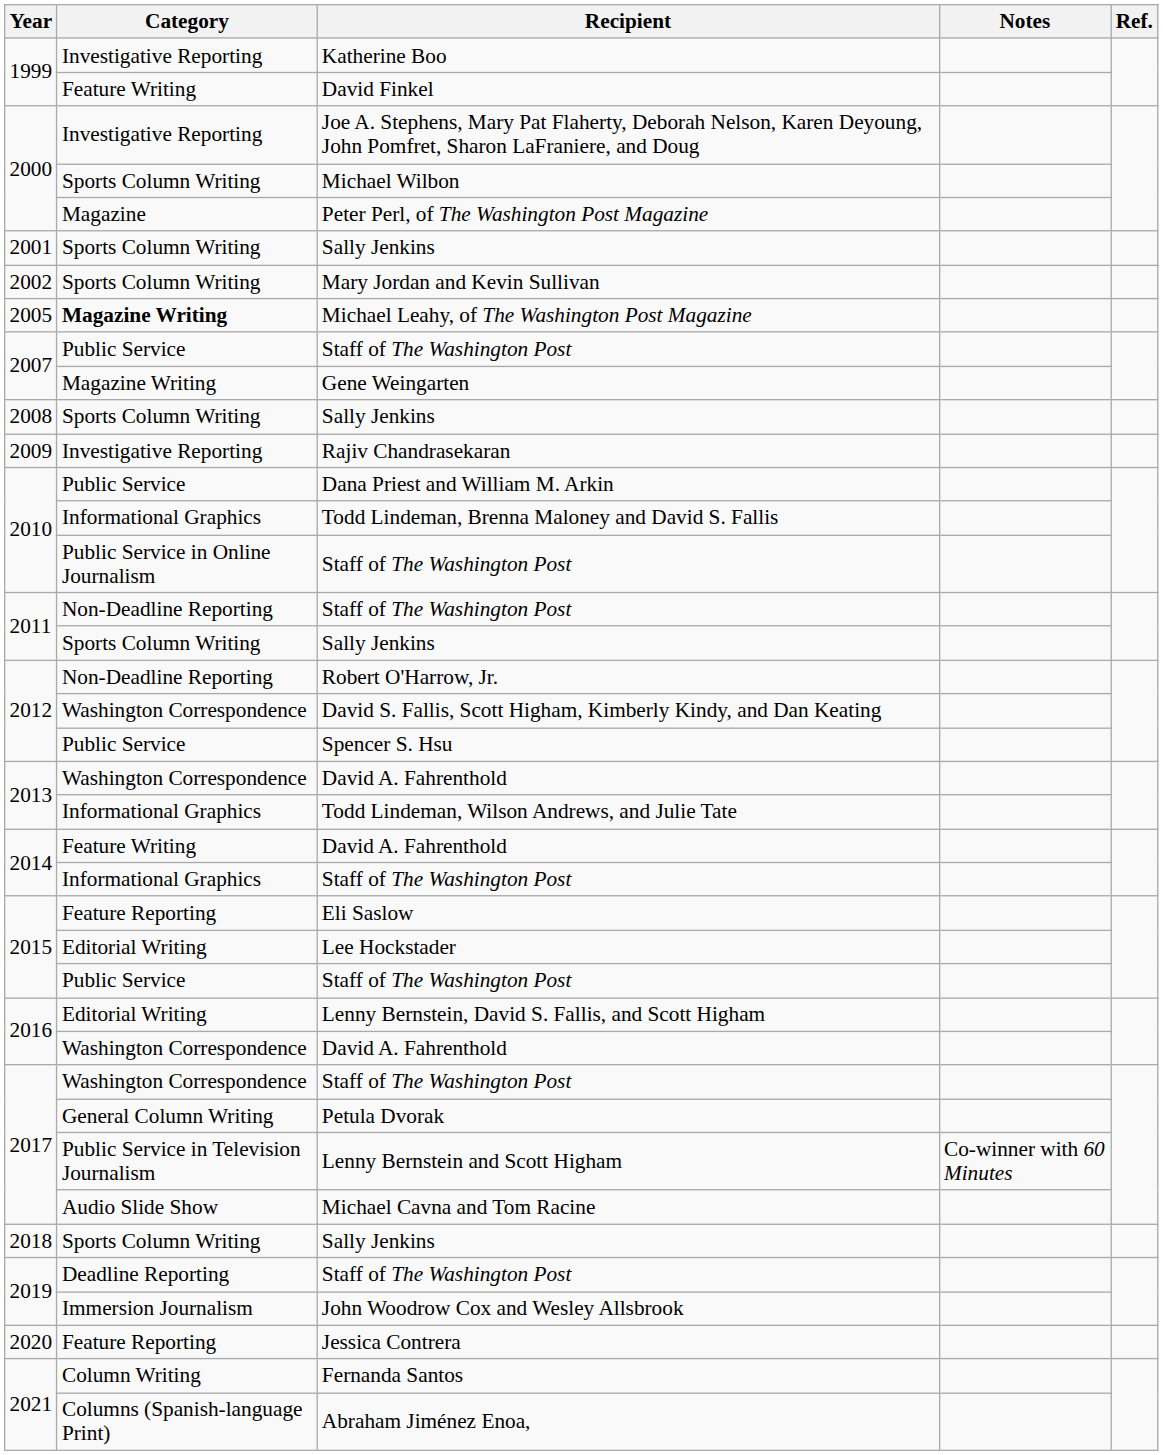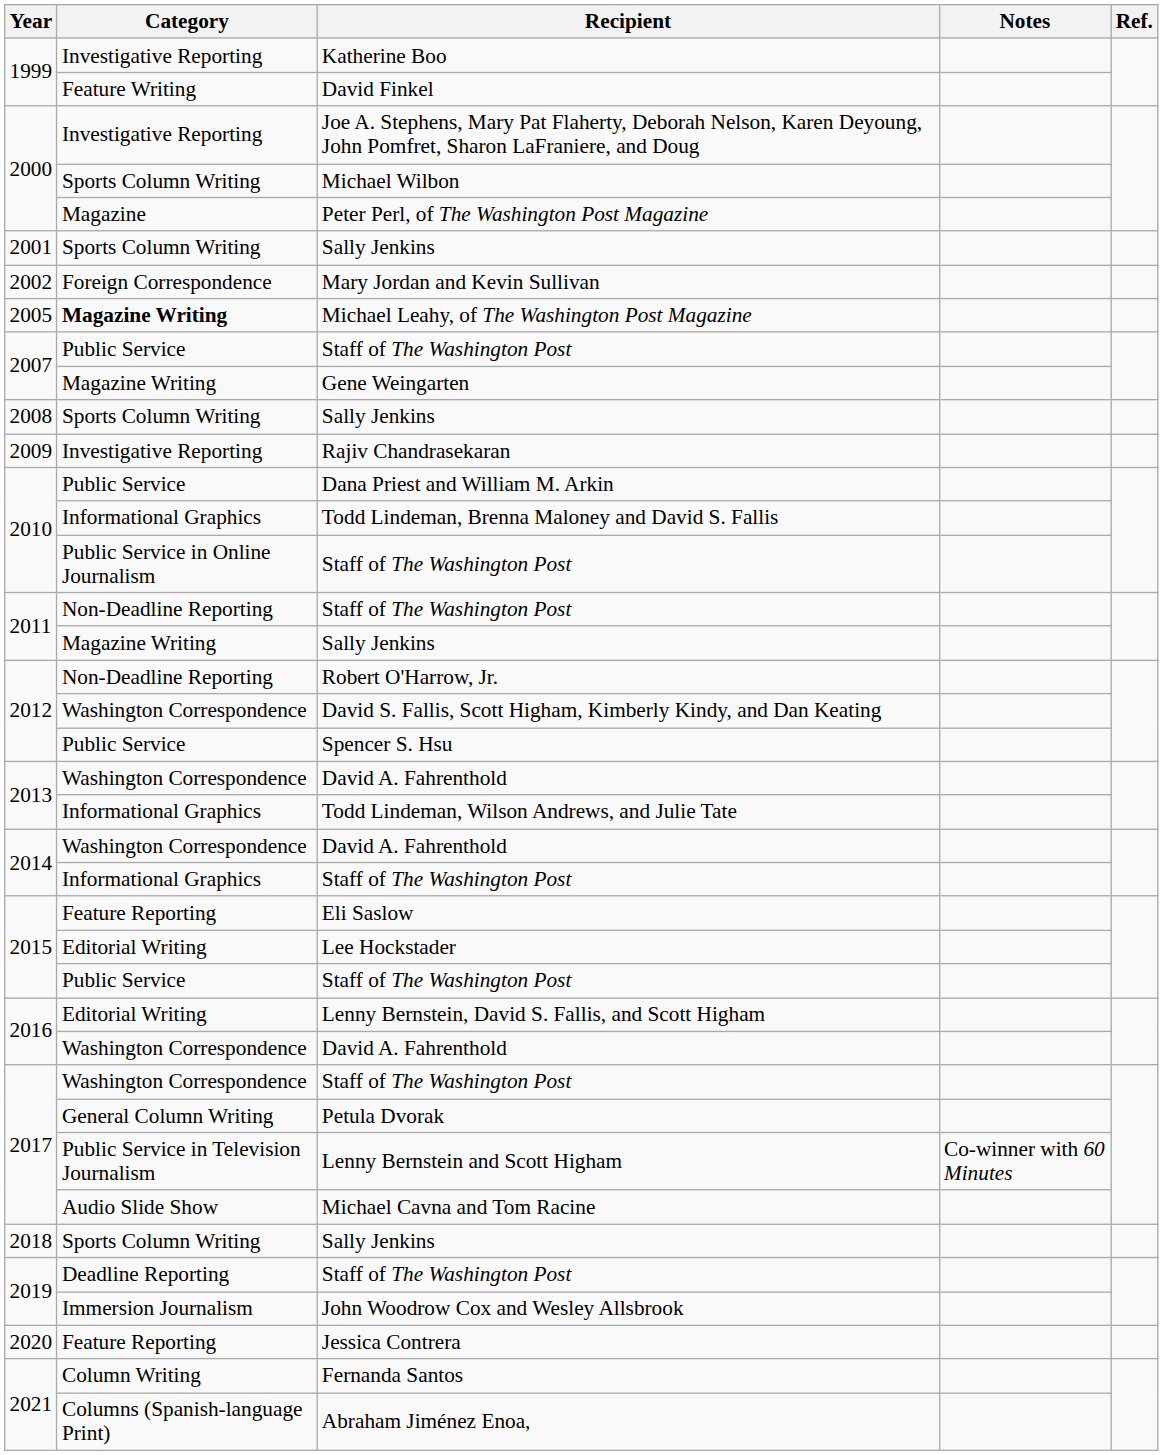(161, 281) Sports Column Writing -> (167, 281) Foreign Correspondence
(161, 642) Sports Column Writing -> (139, 642) Magazine Writing
(129, 845) Feature Writing -> (184, 845) Washington Correspondence
